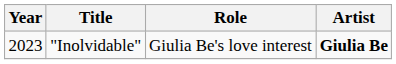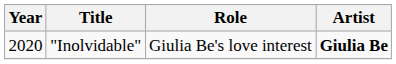(25, 44) 2023 -> (25, 44) 2020
